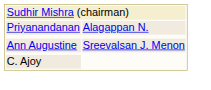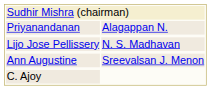+ row: (53, 44)
